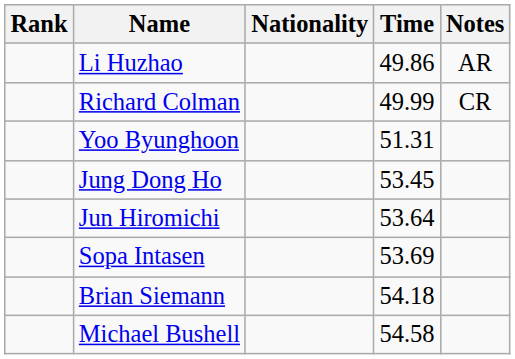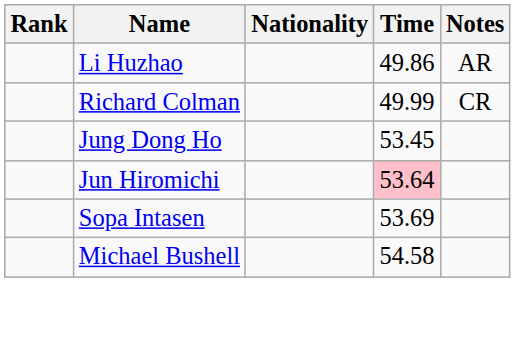- row: (159, 140)
(407, 218) no background -> (407, 179) pink background
- row: (152, 295)
